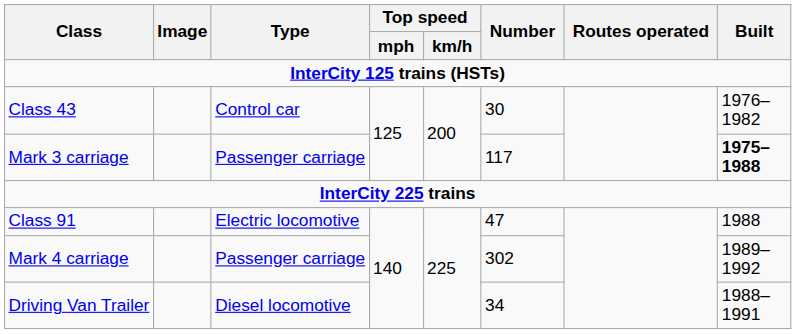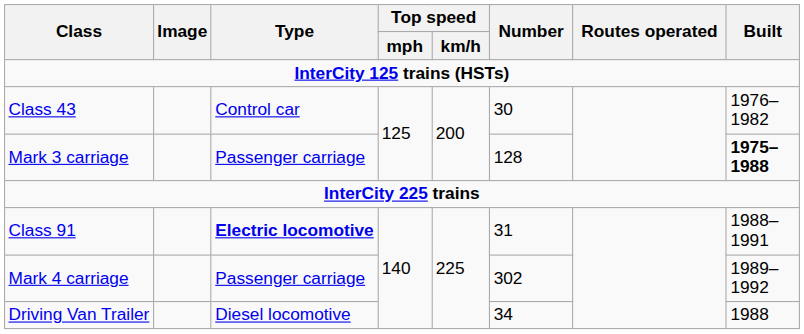(499, 156) 117 -> (508, 156) 128
(287, 221) normal -> (294, 231) bold
(495, 221) 47 -> (503, 231) 31
(741, 221) 1988 -> (754, 231) 1988–1991
(746, 305) 1988–1991 -> (750, 315) 1988
